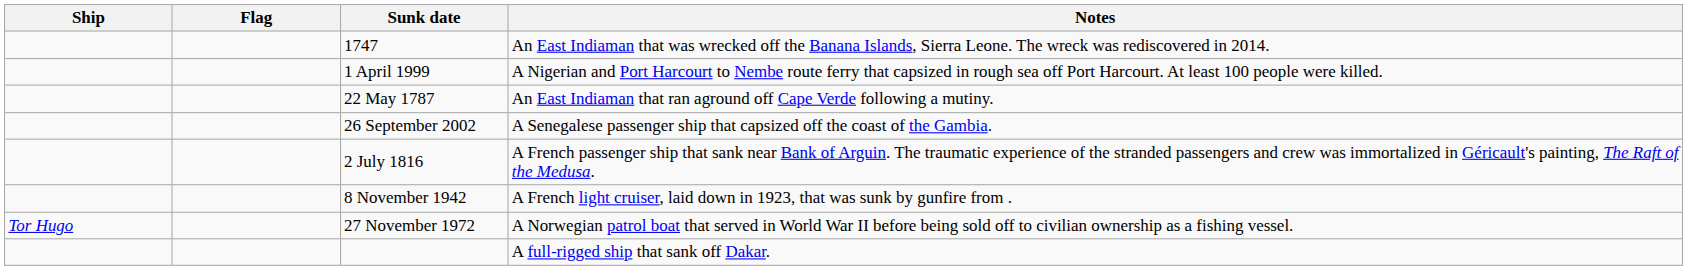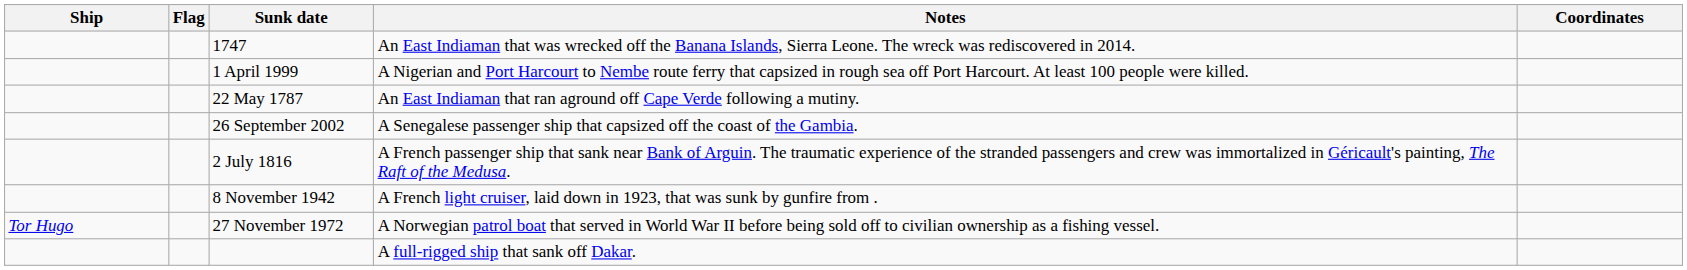+ column: (1600, 17)
